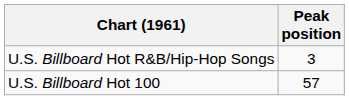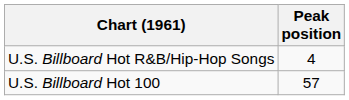(311, 58) 3 -> (311, 58) 4
